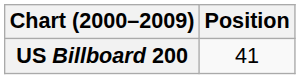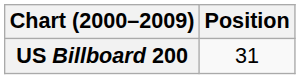(247, 55) 41 -> (247, 55) 31
